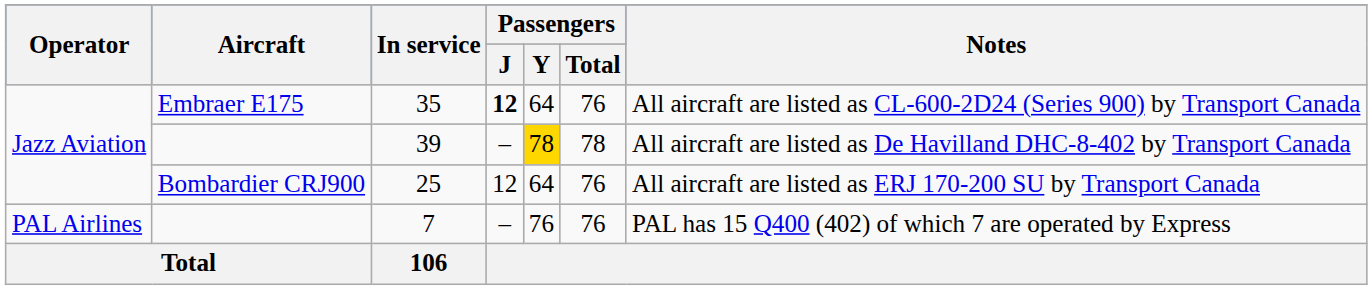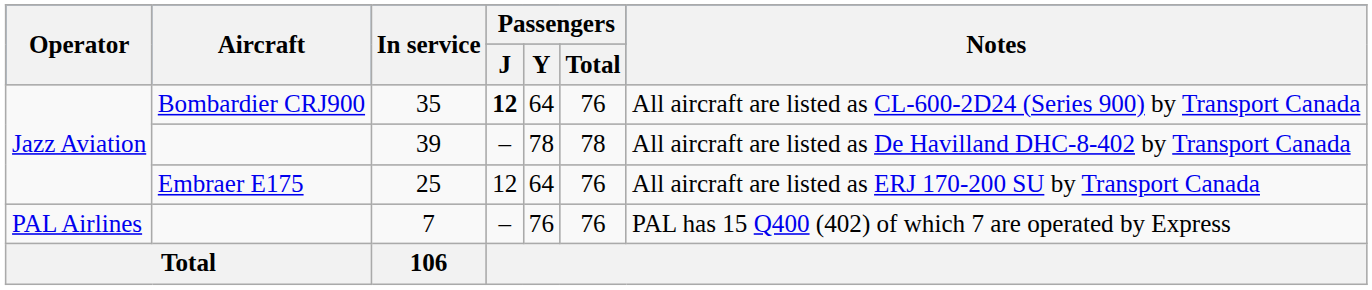(231, 104) Embraer E175 -> (261, 104) Bombardier CRJ900
(541, 143) gold background -> (541, 143) no background
(261, 183) Bombardier CRJ900 -> (231, 183) Embraer E175
